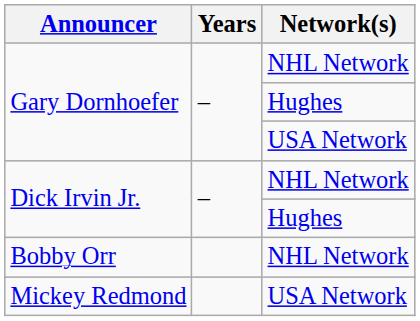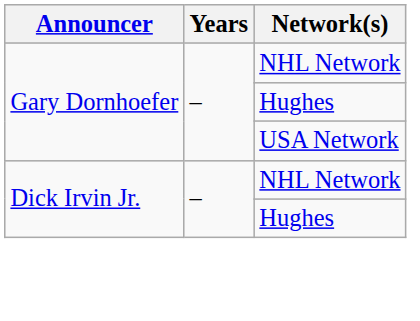- row: (63, 256)
- row: (98, 295)
